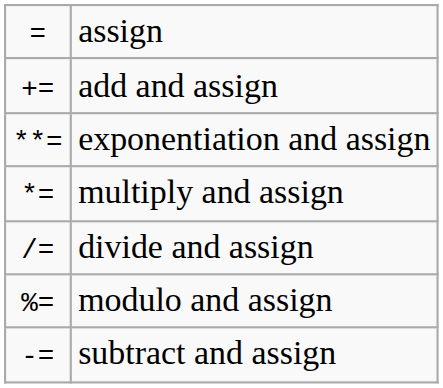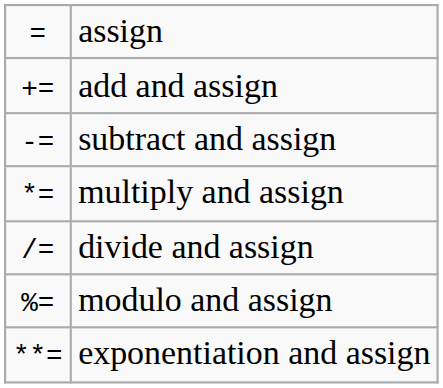rows swapped: (207, 354) <-> (254, 138)
